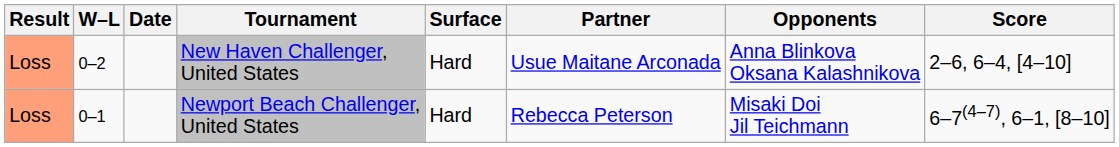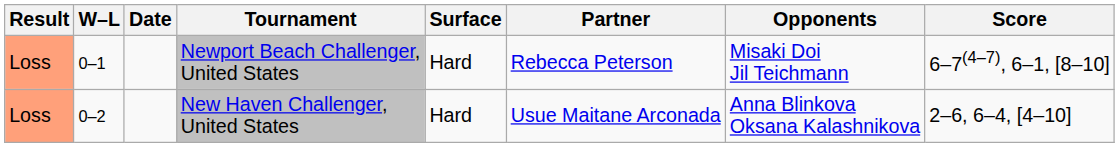rows swapped: (301, 115) <-> (284, 62)
